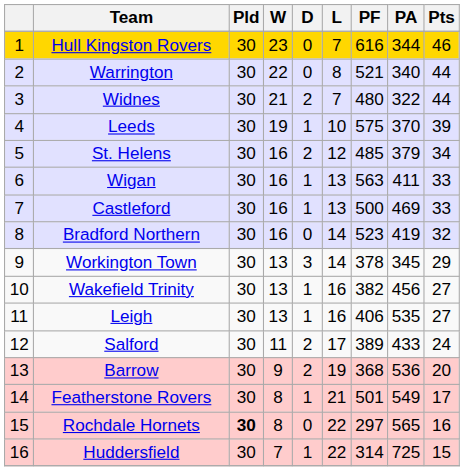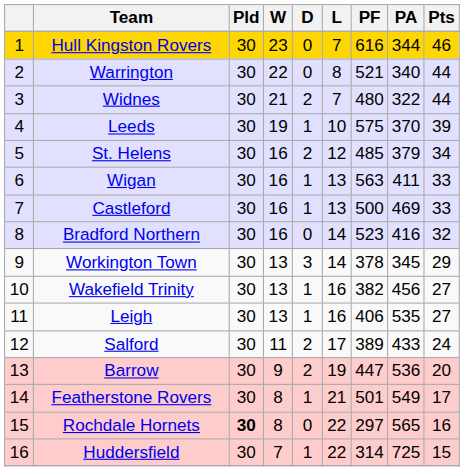(406, 235) 419 -> (406, 235) 416
(370, 371) 368 -> (370, 371) 447
